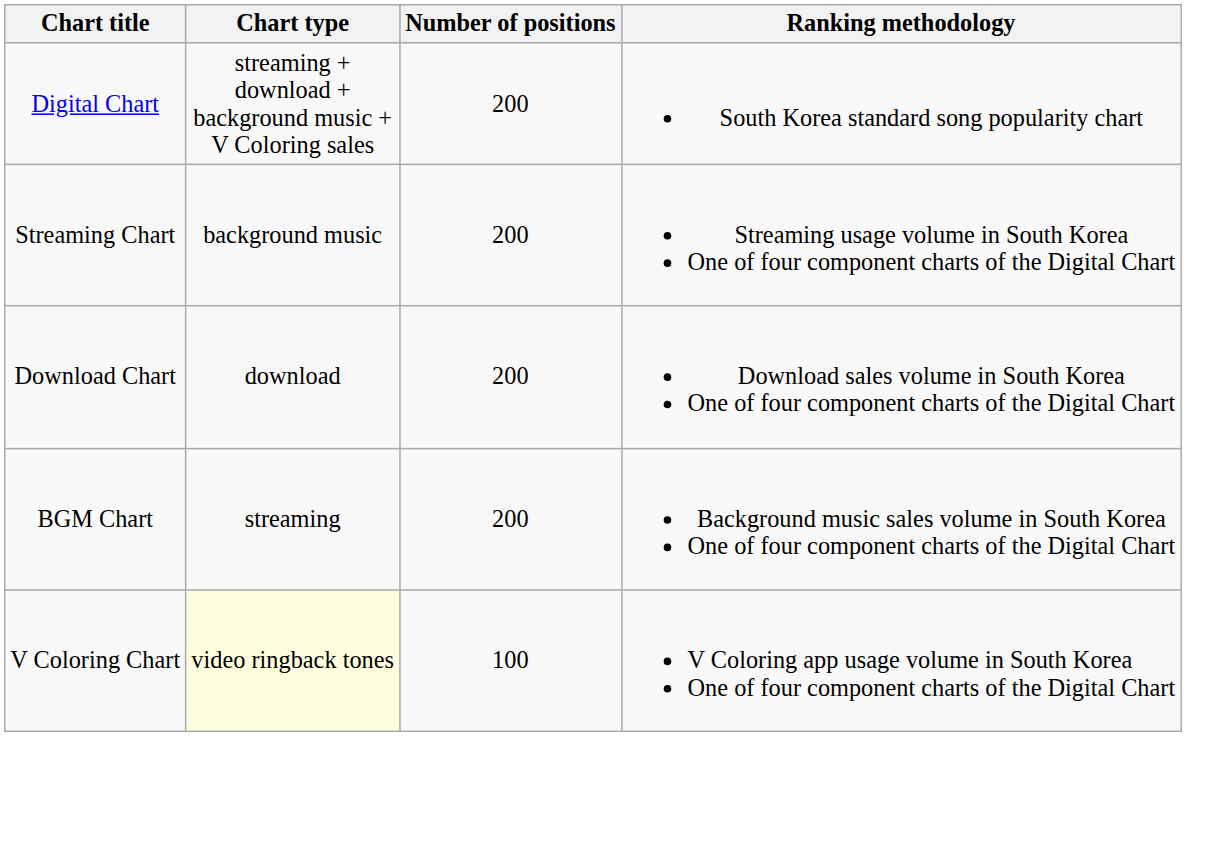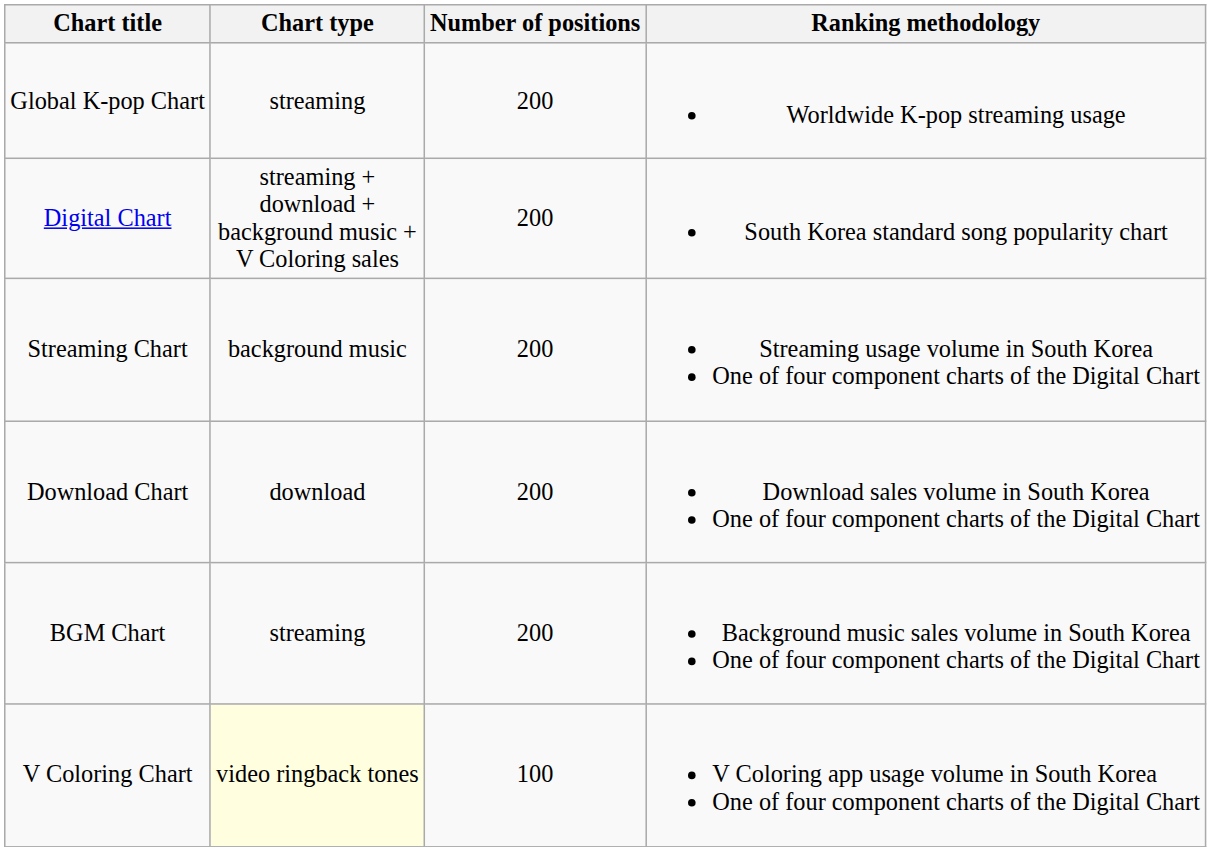+ row: (108, 100)
